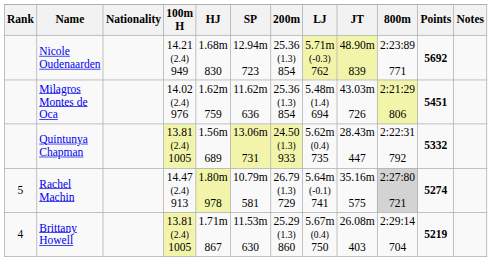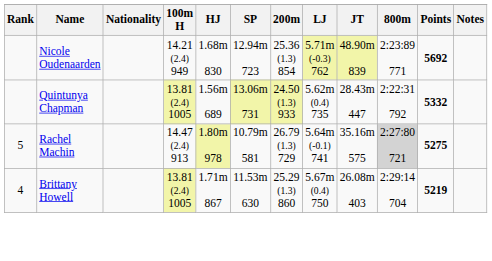- row: (63, 102)
(436, 190) 5274 -> (436, 146) 5275
